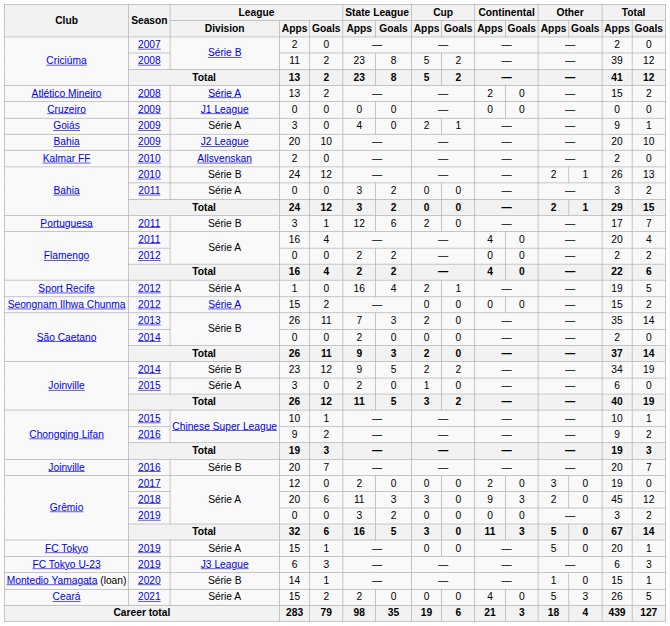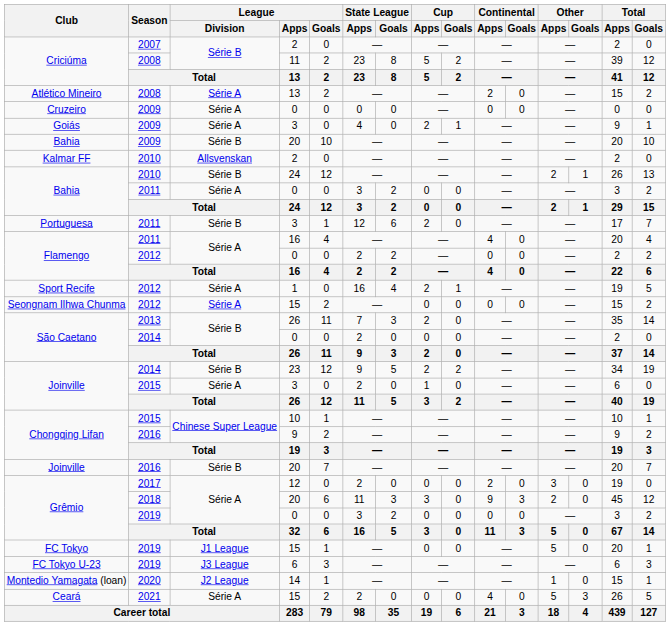(225, 110) J1 League -> (225, 110) Série A
(225, 142) J2 League -> (225, 142) Série B
(225, 548) Série A -> (225, 548) J1 League
(225, 581) Série B -> (225, 581) J2 League
